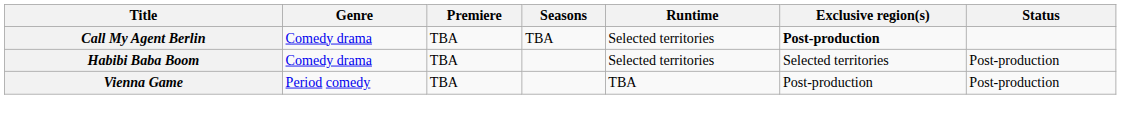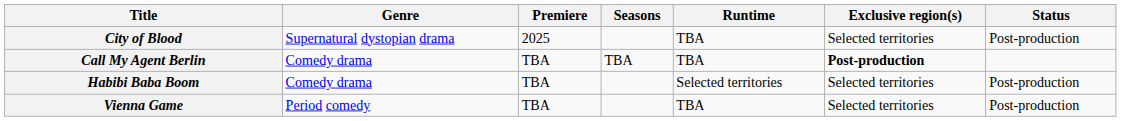+ row: (143, 37)
(661, 37) Selected territories -> (690, 60) TBA
(828, 82) Post-production -> (881, 104) Selected territories
